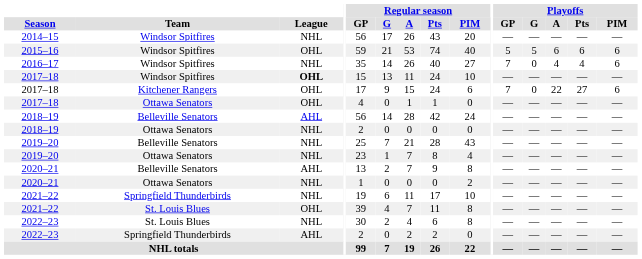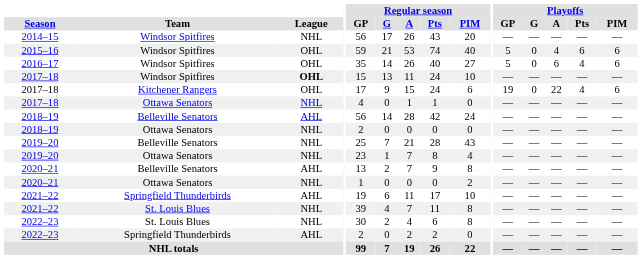(534, 50) 5 -> (534, 50) 0
(556, 50) 6 -> (556, 50) 4
(311, 63) NHL -> (311, 63) OHL
(508, 63) 7 -> (508, 63) 5
(556, 63) 4 -> (556, 63) 6
(508, 89) 7 -> (508, 89) 19
(582, 89) 27 -> (582, 89) 4
(311, 103) OHL -> (311, 103) NHL
(311, 195) NHL -> (311, 195) AHL
(311, 208) OHL -> (311, 208) NHL
